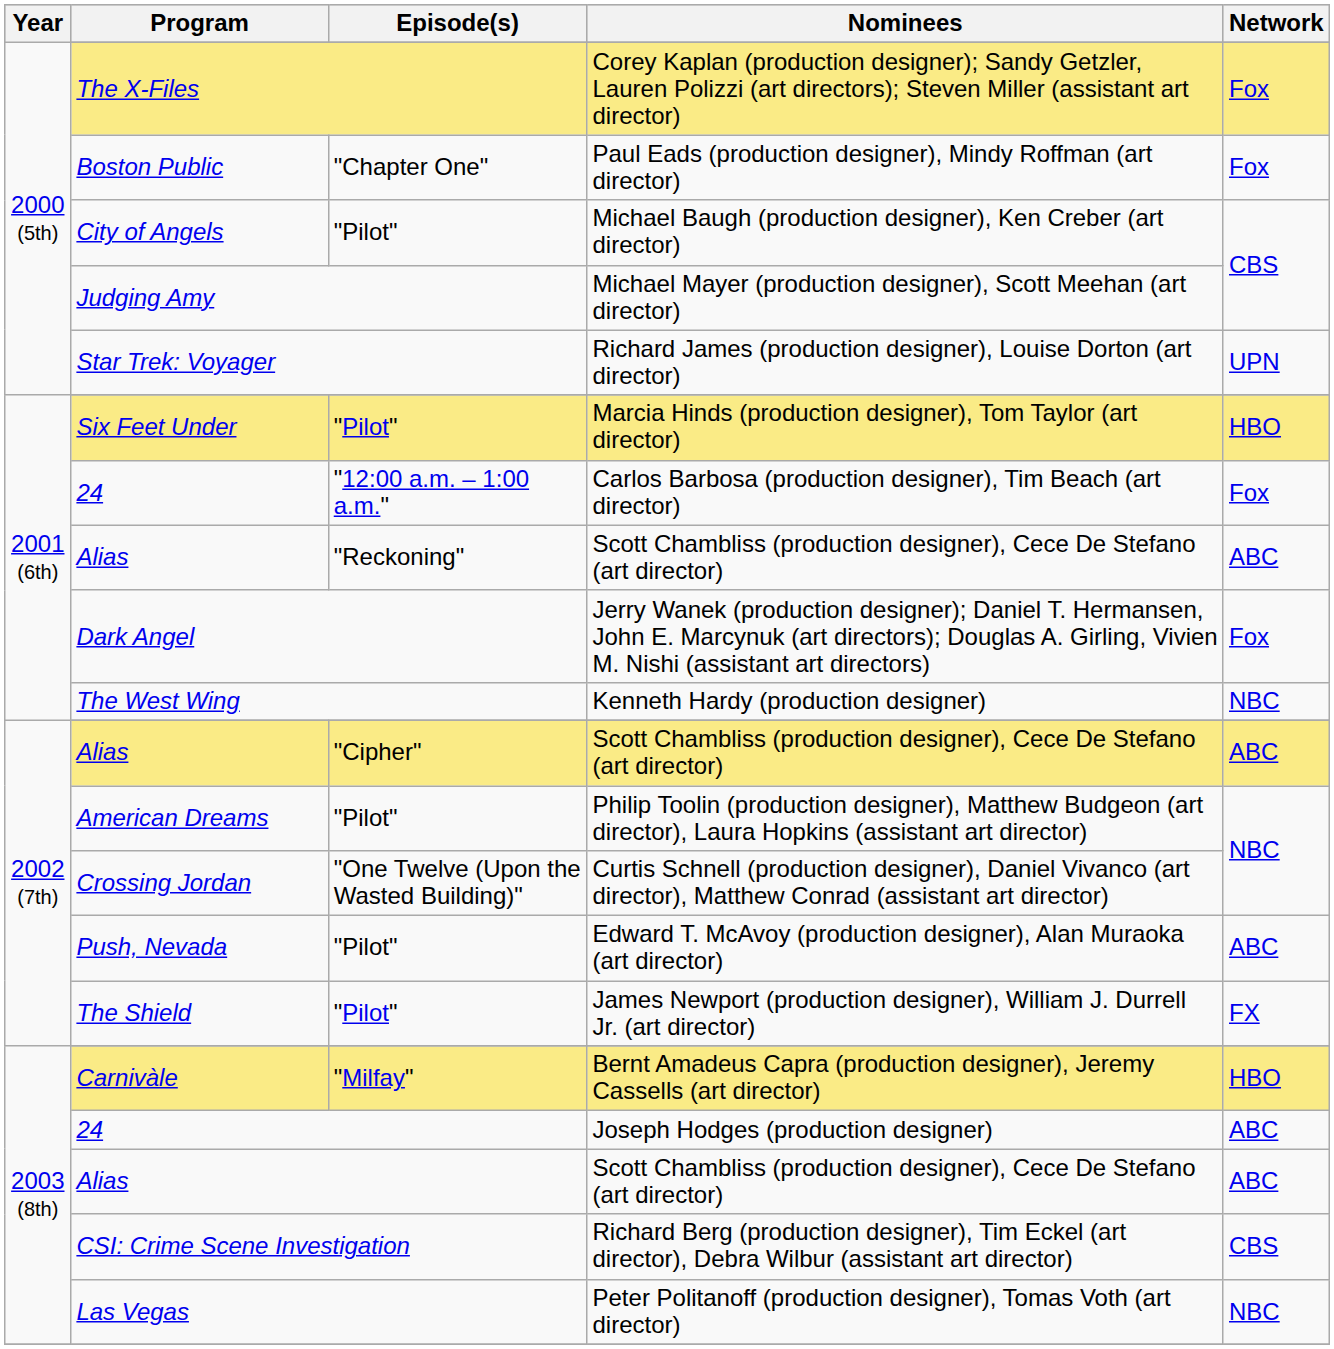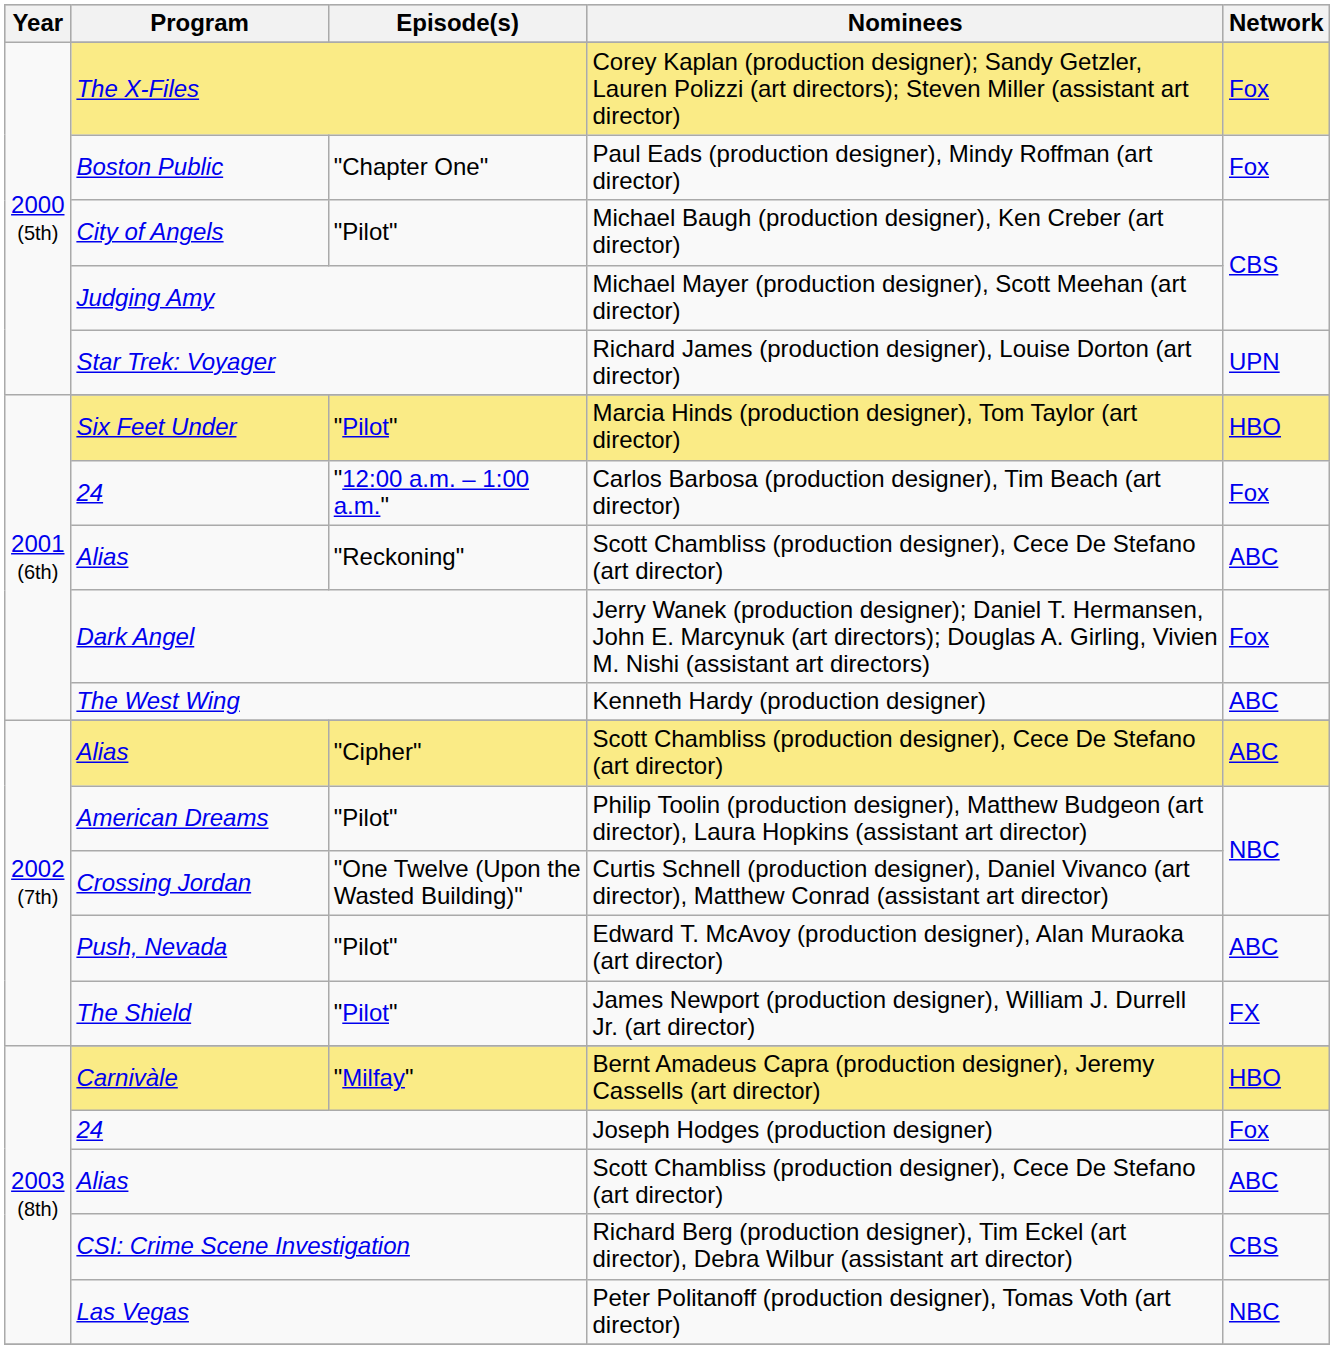(1254, 701) NBC -> (1254, 701) ABC
(1254, 1129) ABC -> (1249, 1129) Fox
